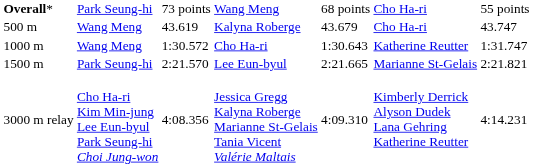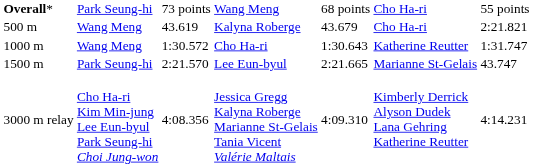(499, 27) 43.747 -> (504, 27) 2:21.821
(504, 63) 2:21.821 -> (499, 63) 43.747
